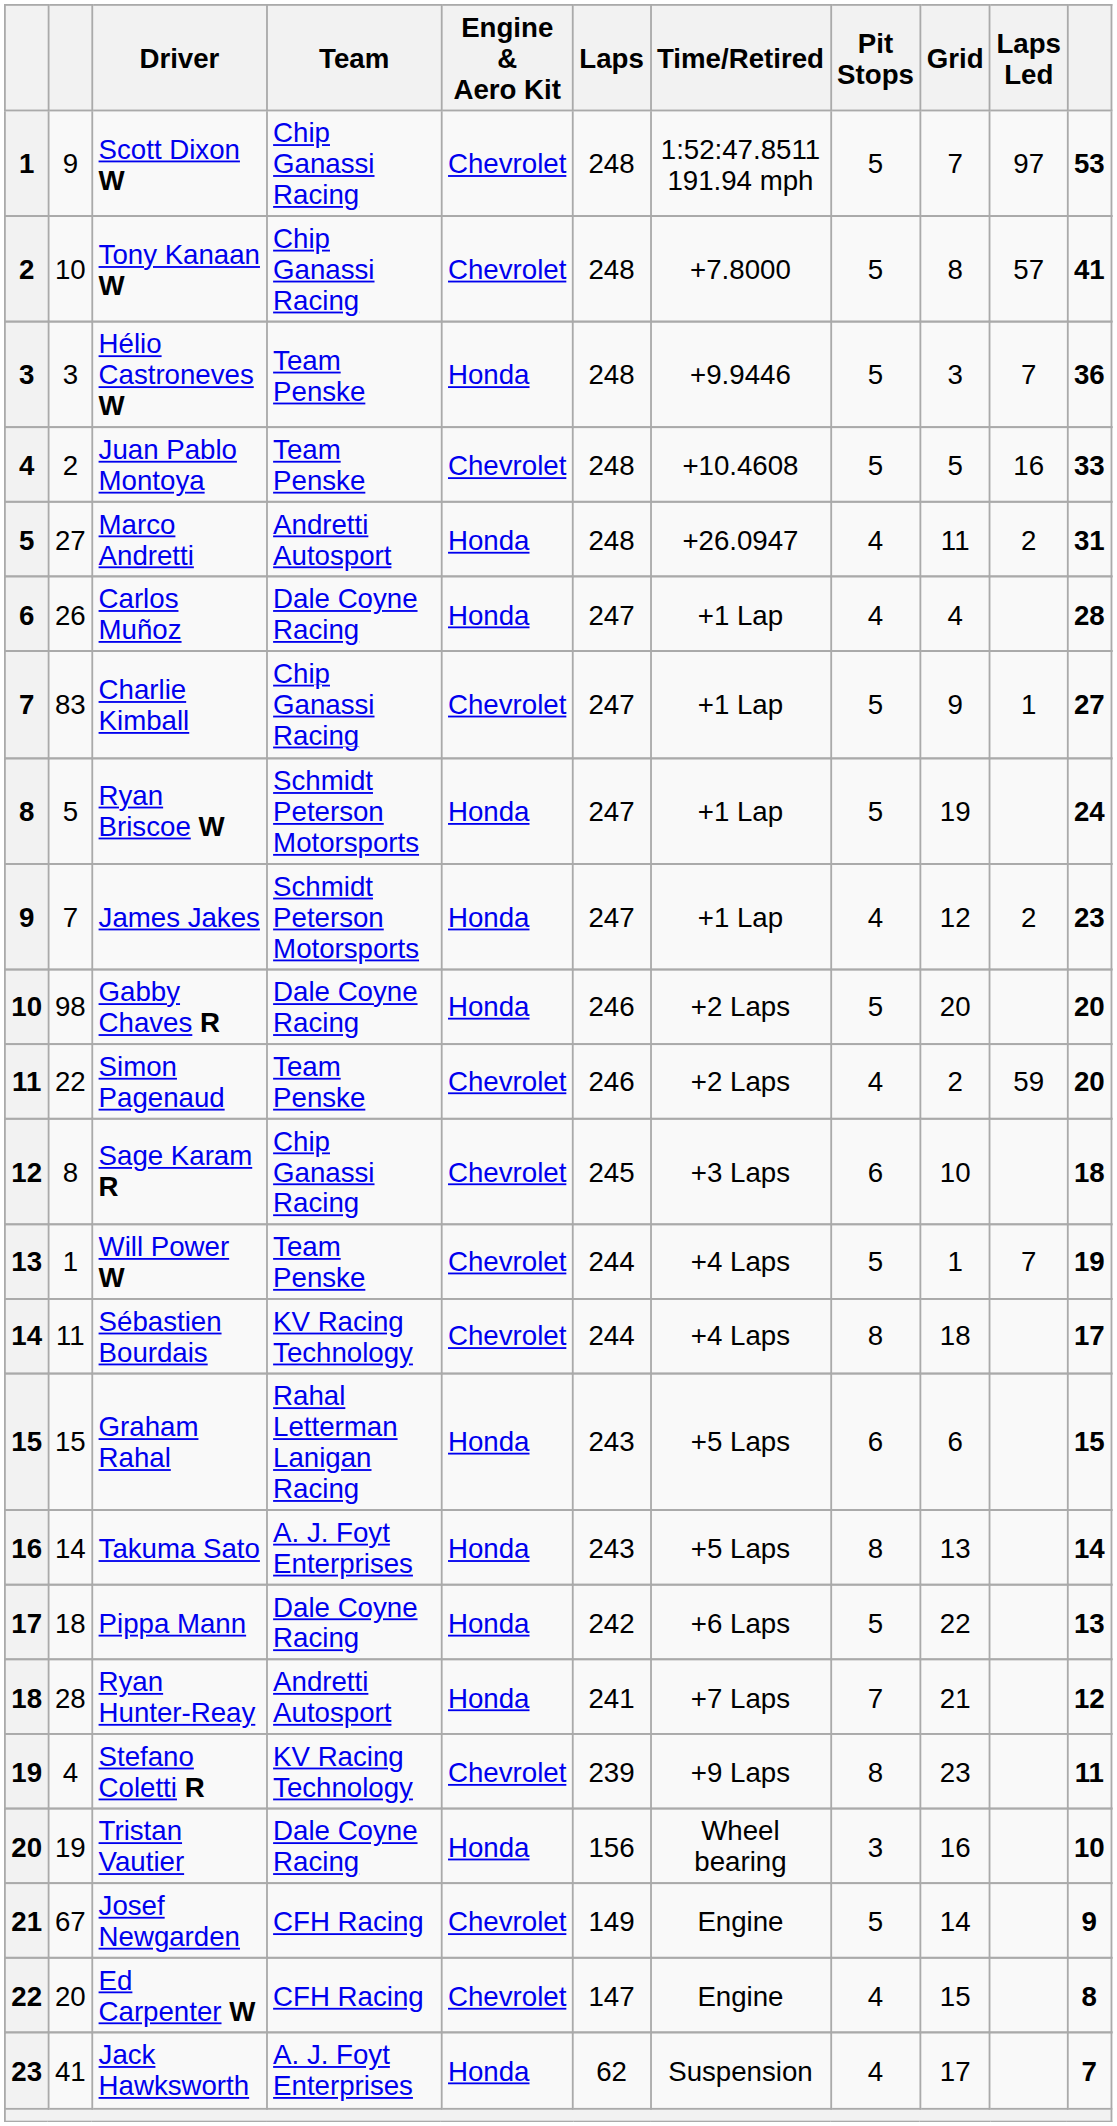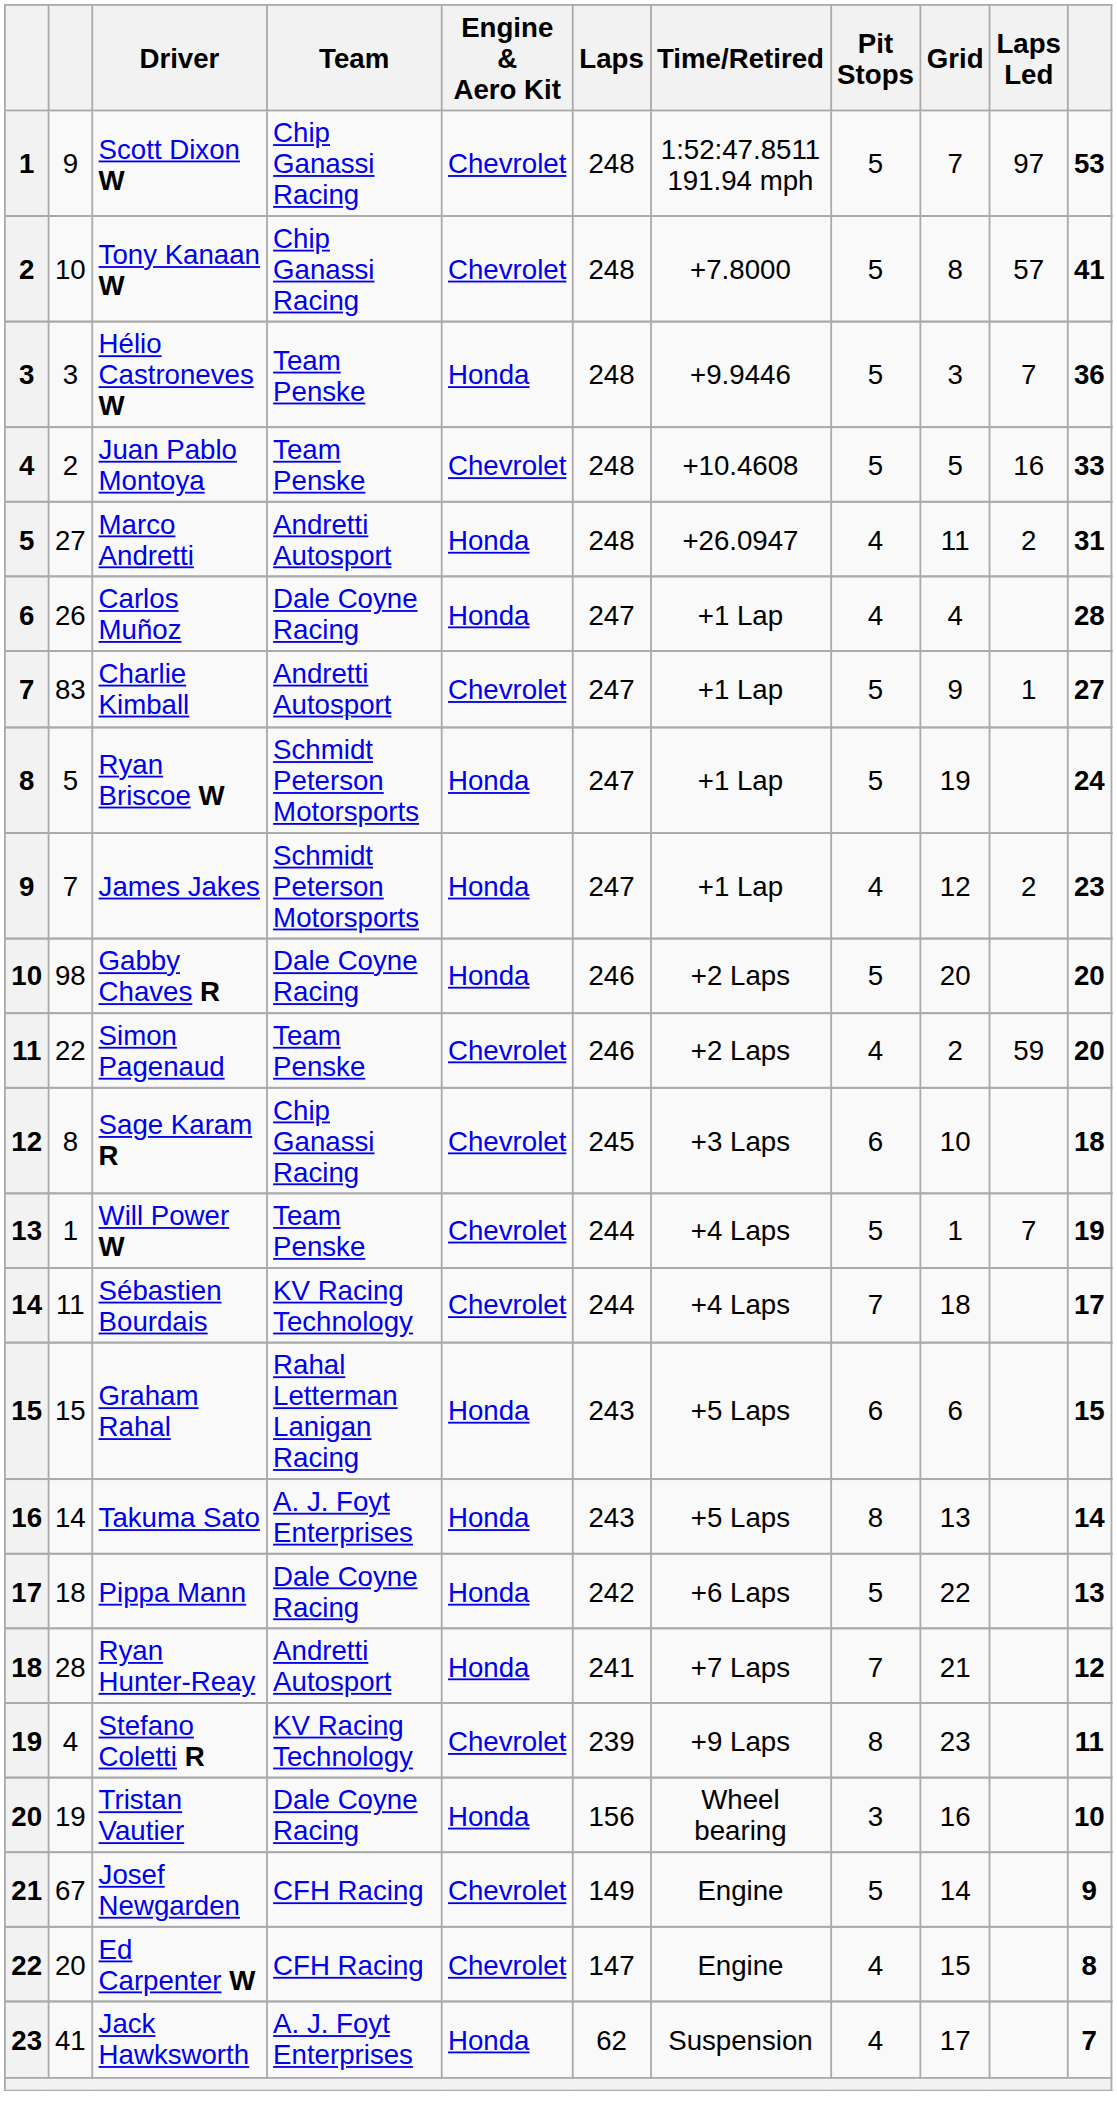(324, 705) Chip Ganassi Racing -> (332, 689) Andretti Autosport
(876, 1336) 8 -> (876, 1305) 7
